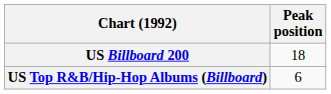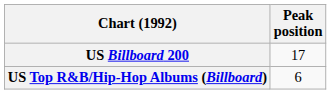(298, 54) 18 -> (298, 54) 17
